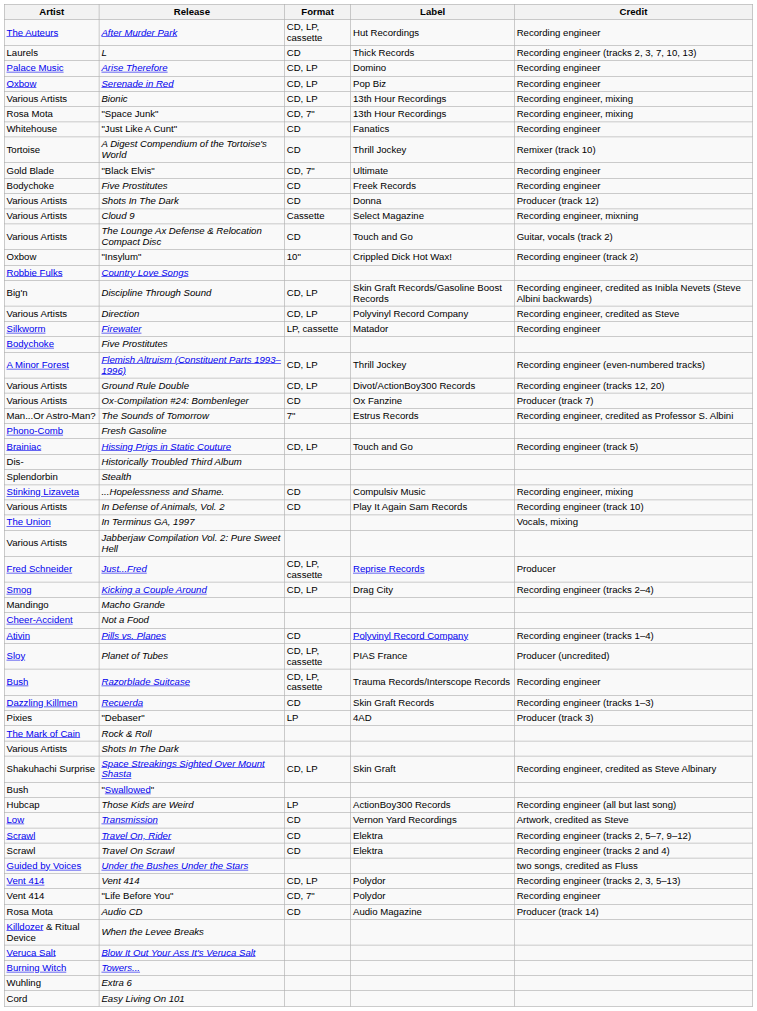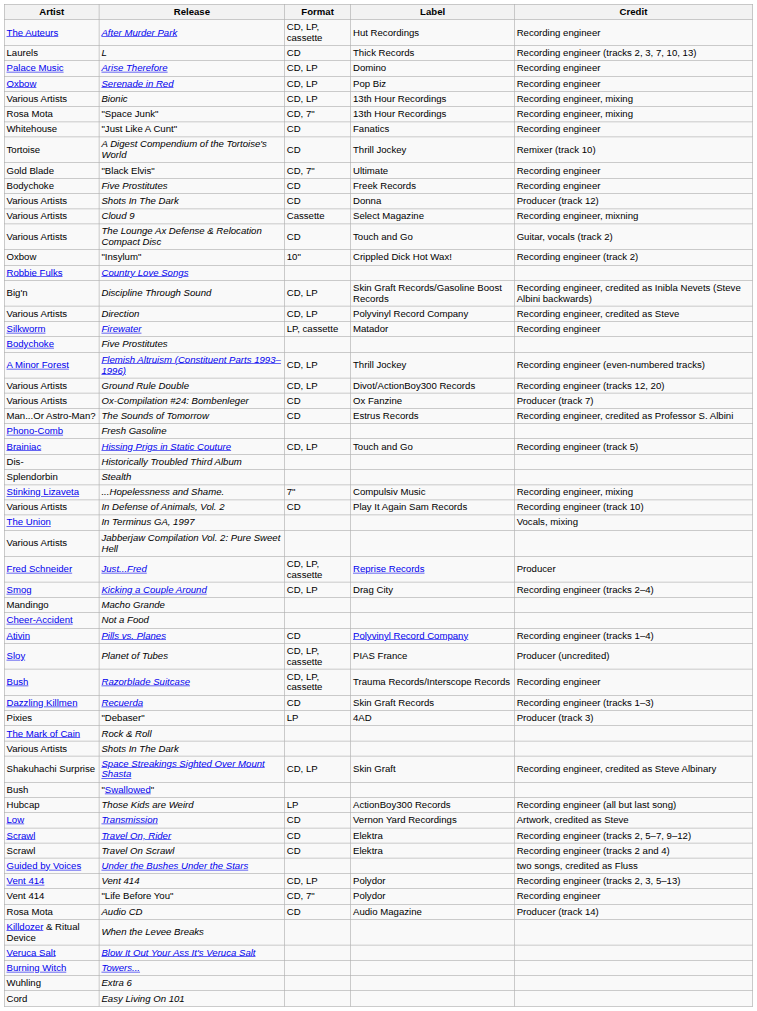(291, 416) 7" -> (294, 416) CD
(294, 492) CD -> (291, 492) 7"
